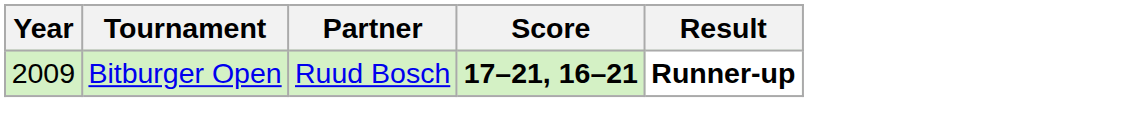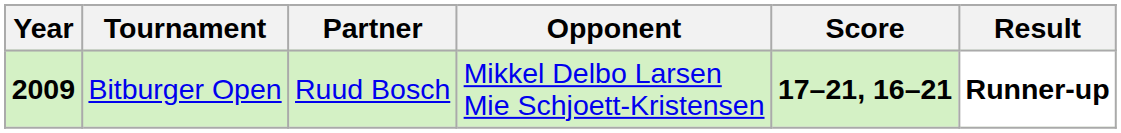+ column: (614, 28)
(43, 73) normal -> (43, 89) bold
